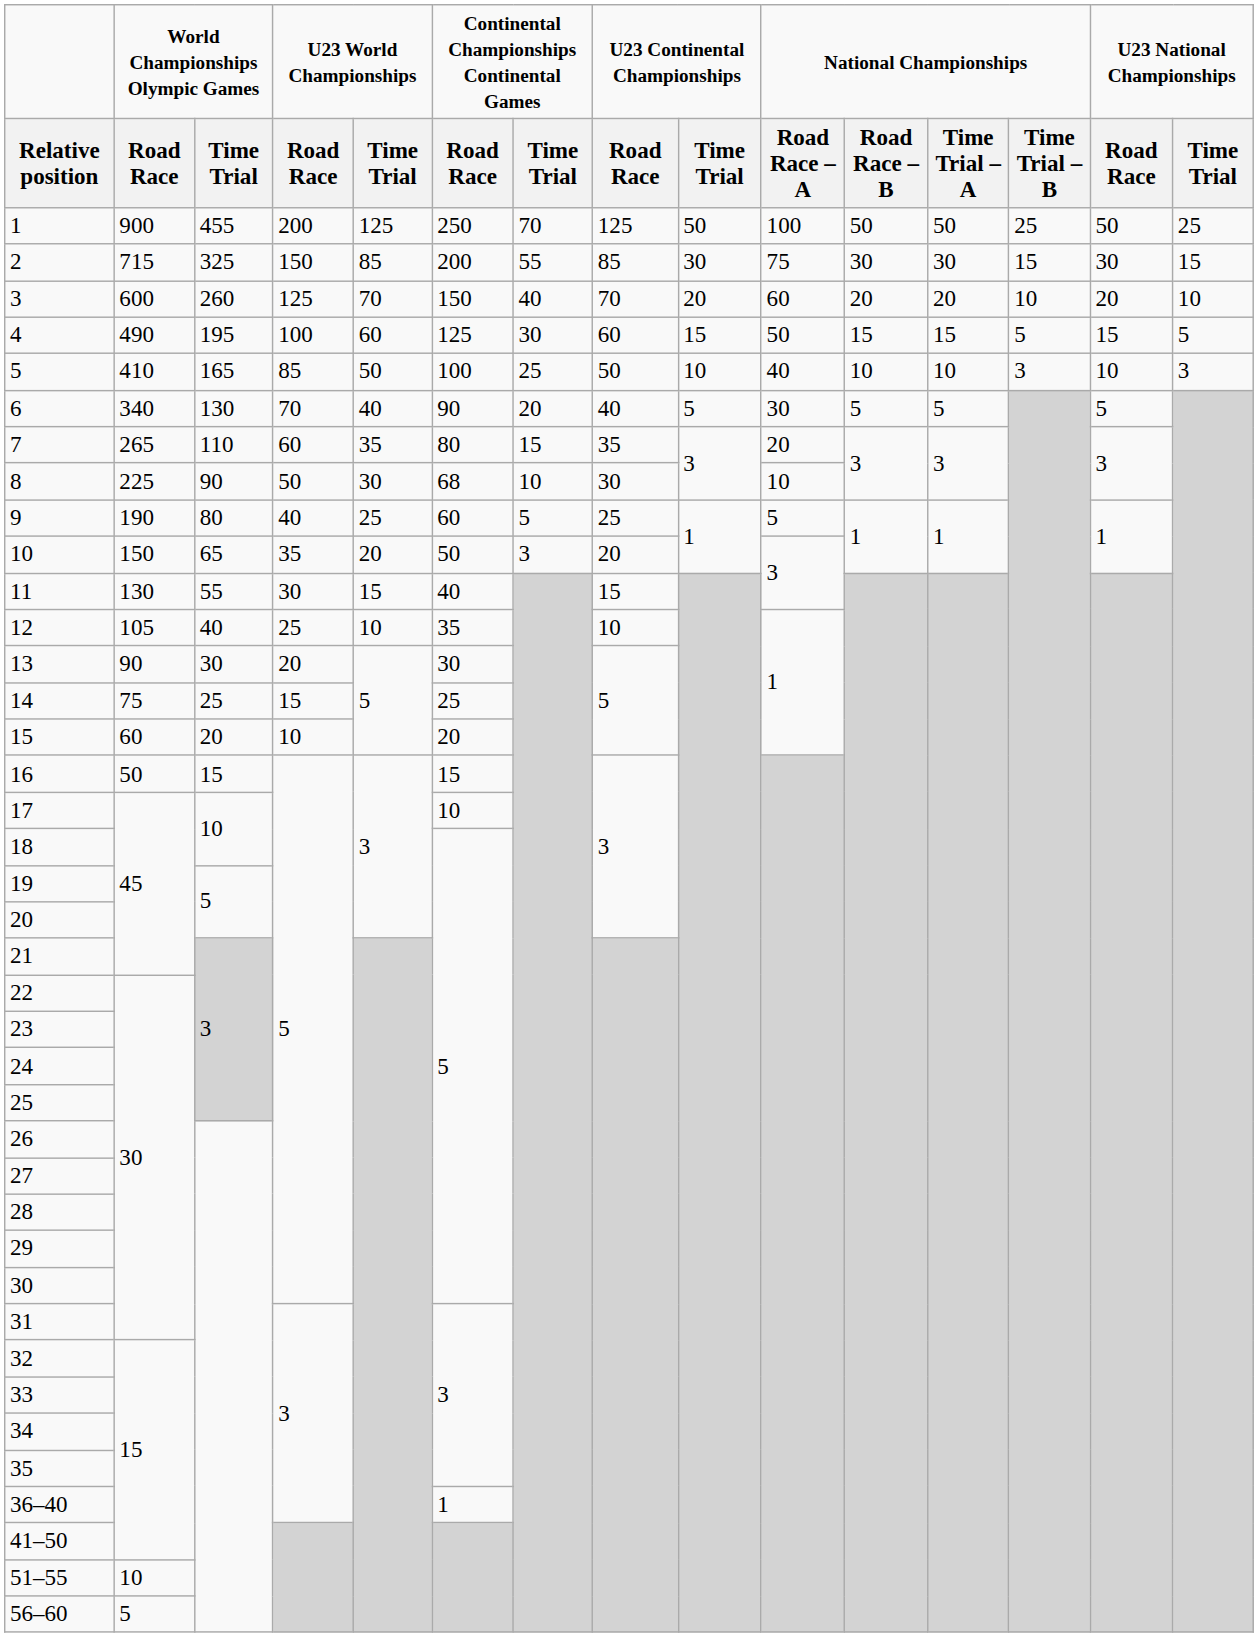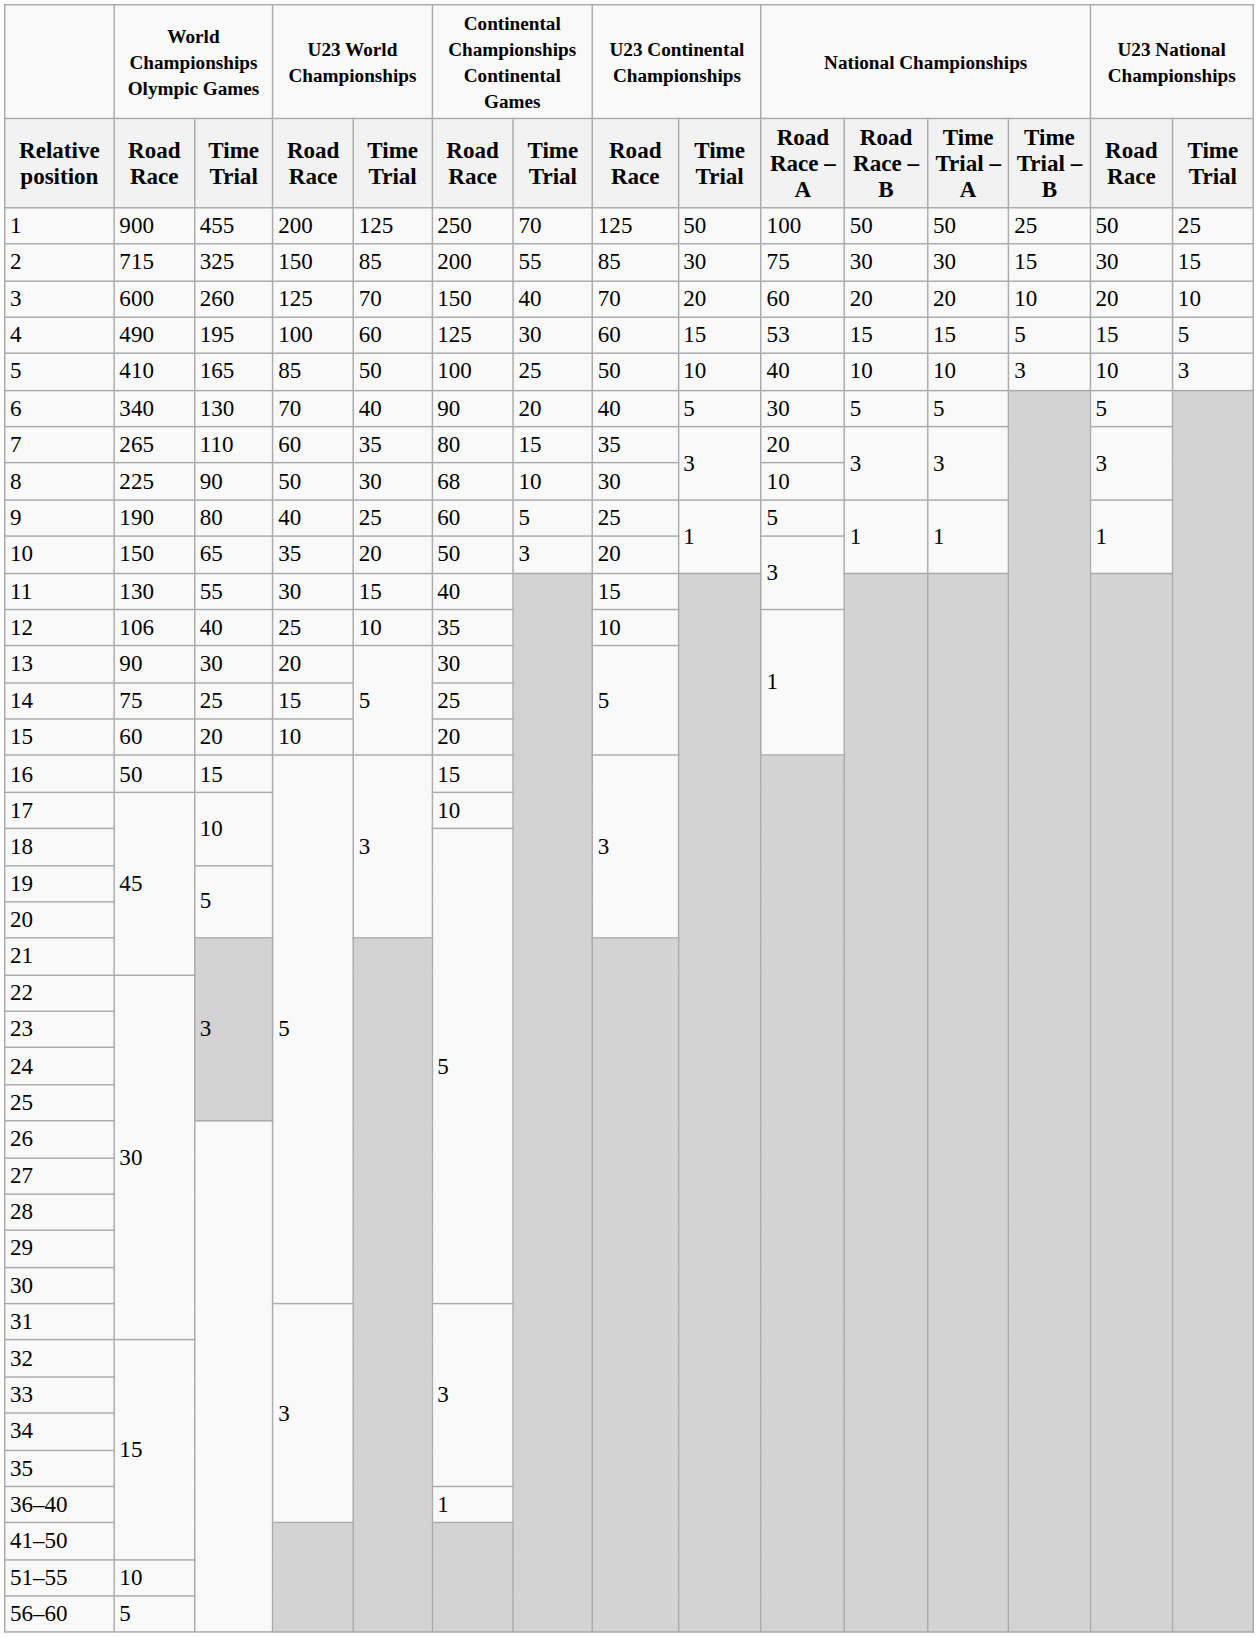(778, 335) 50 -> (778, 335) 53
(137, 627) 105 -> (137, 627) 106
